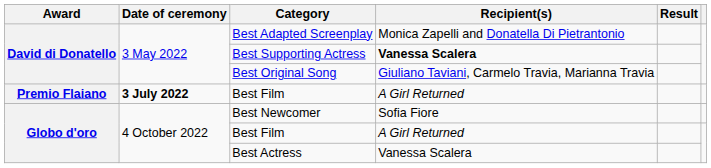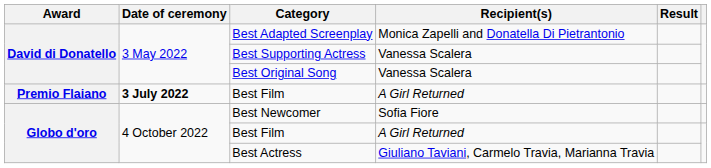(427, 53) bold -> (425, 53) normal
(516, 73) Giuliano Taviani, Carmelo Travia, Marianna Travia -> (425, 73) Vanessa Scalera
(425, 152) Vanessa Scalera -> (516, 152) Giuliano Taviani, Carmelo Travia, Marianna Travia
